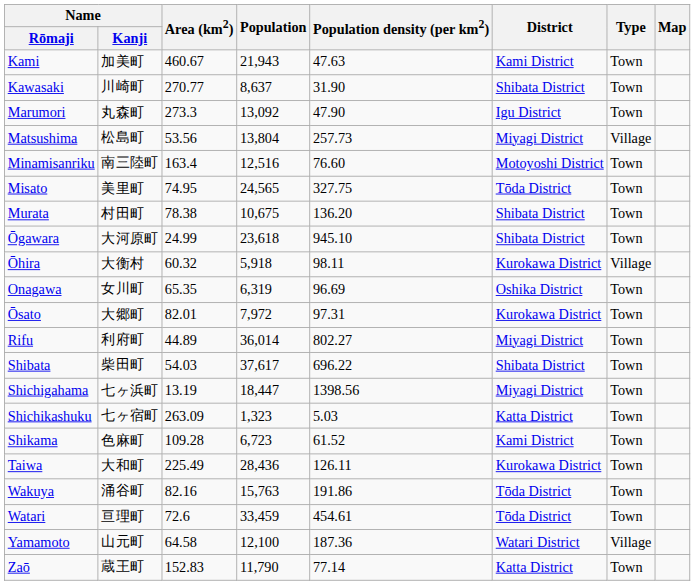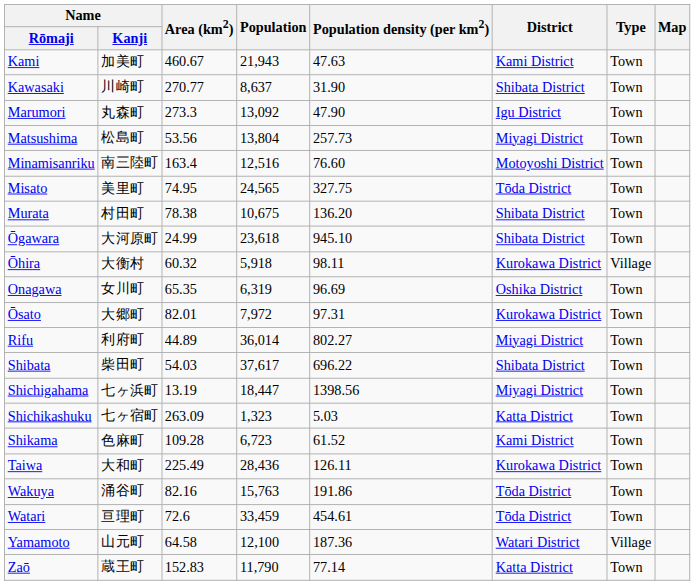(631, 138) Village -> (626, 138) Town
